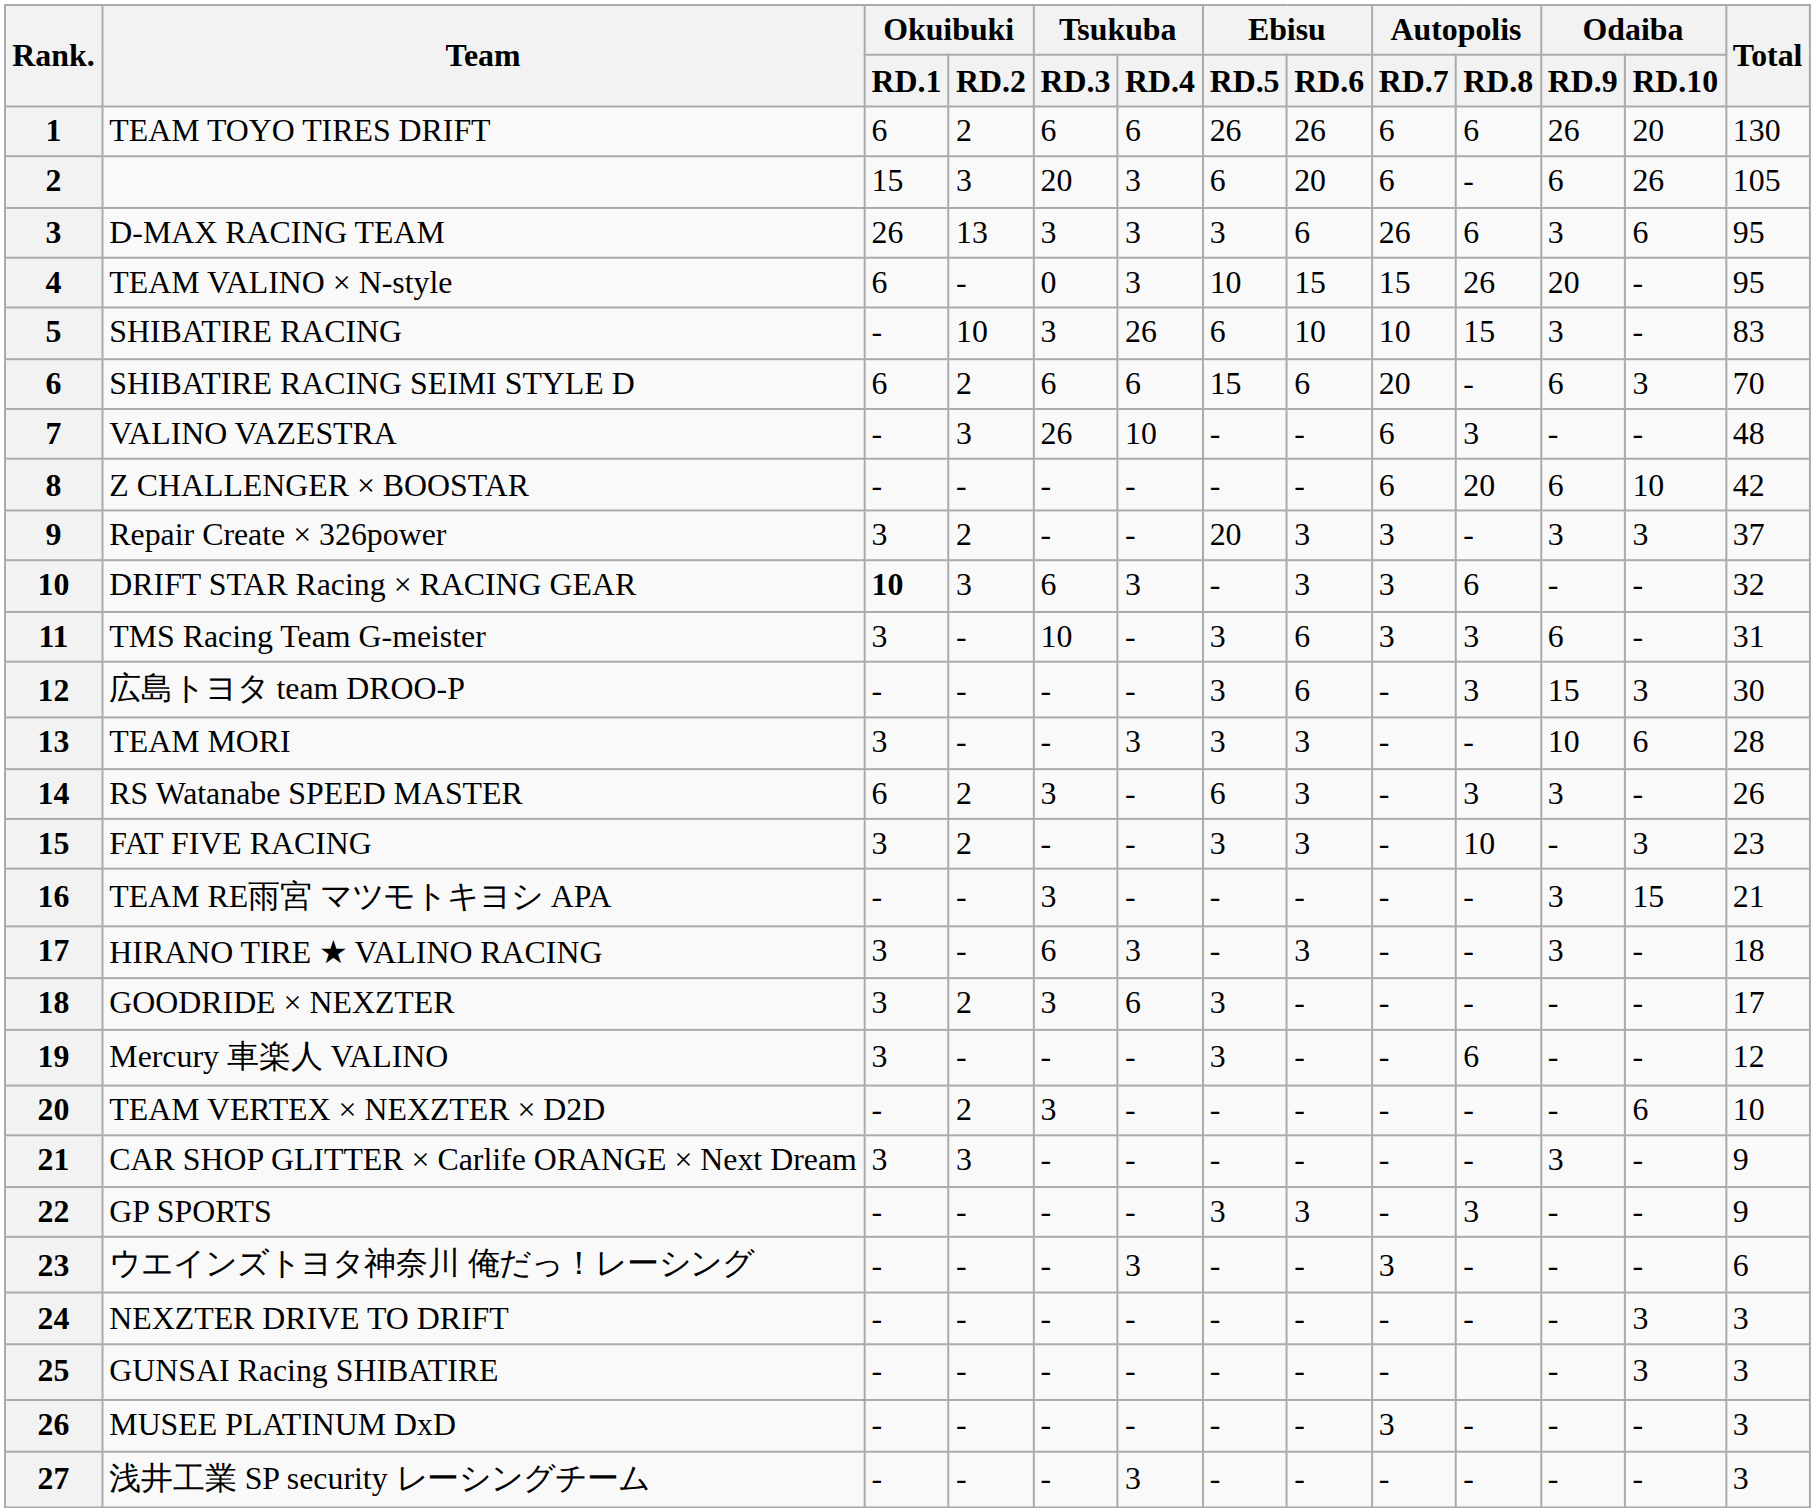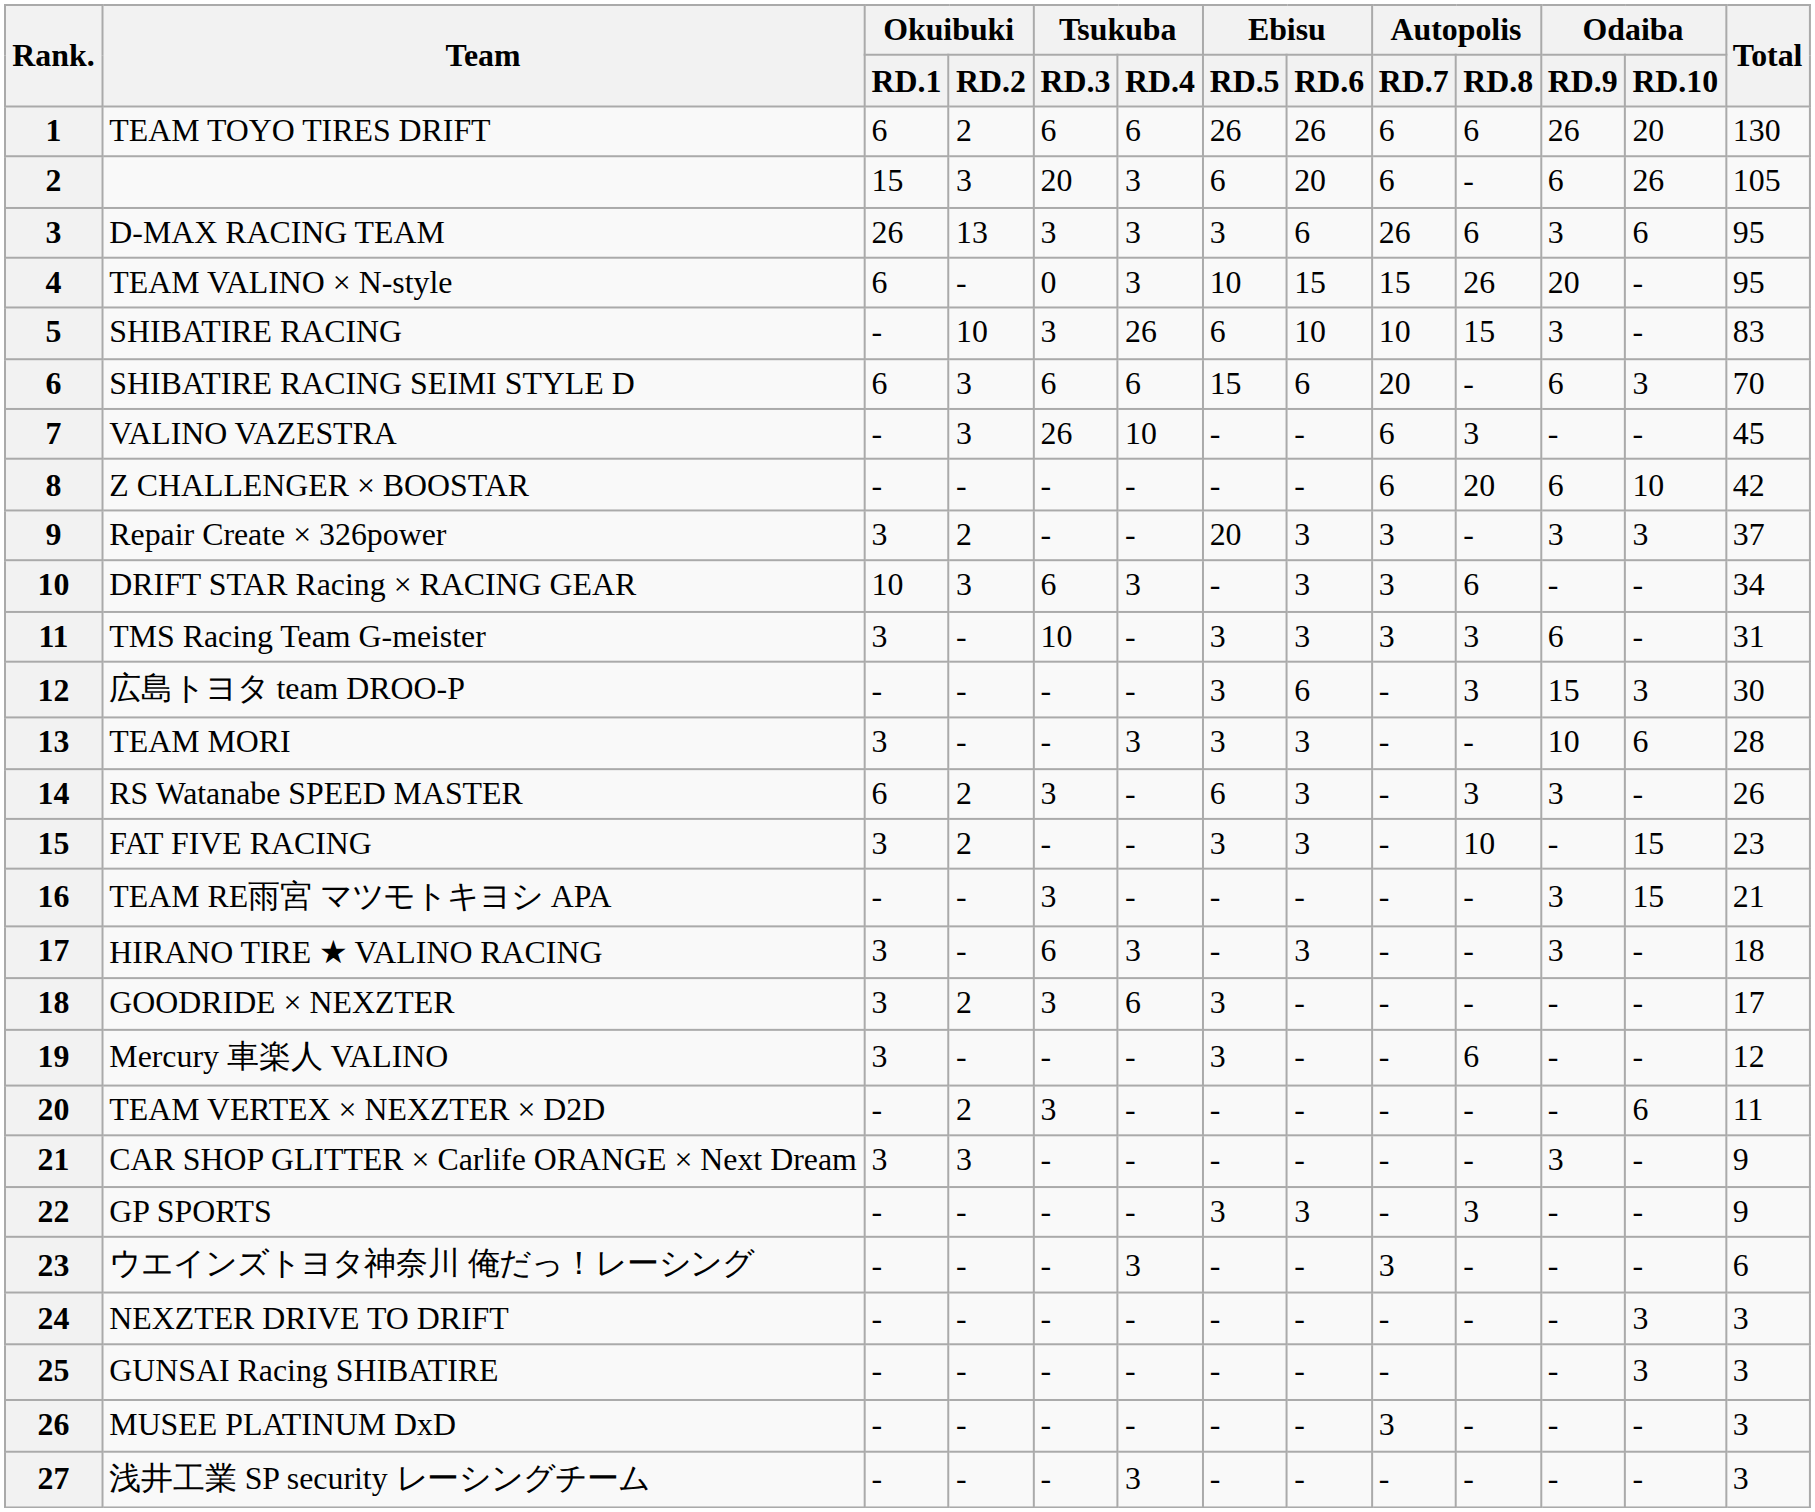(964, 383) 2 -> (964, 383) 3
(1749, 433) 48 -> (1749, 433) 45
(887, 585) bold -> (887, 585) normal
(1749, 585) 32 -> (1749, 585) 34
(1302, 635) 6 -> (1302, 635) 3
(1640, 843) 3 -> (1648, 843) 15
(1749, 1110) 10 -> (1748, 1110) 11
